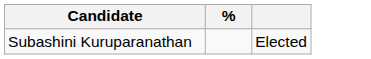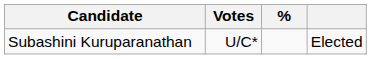+ column: (233, 16)
